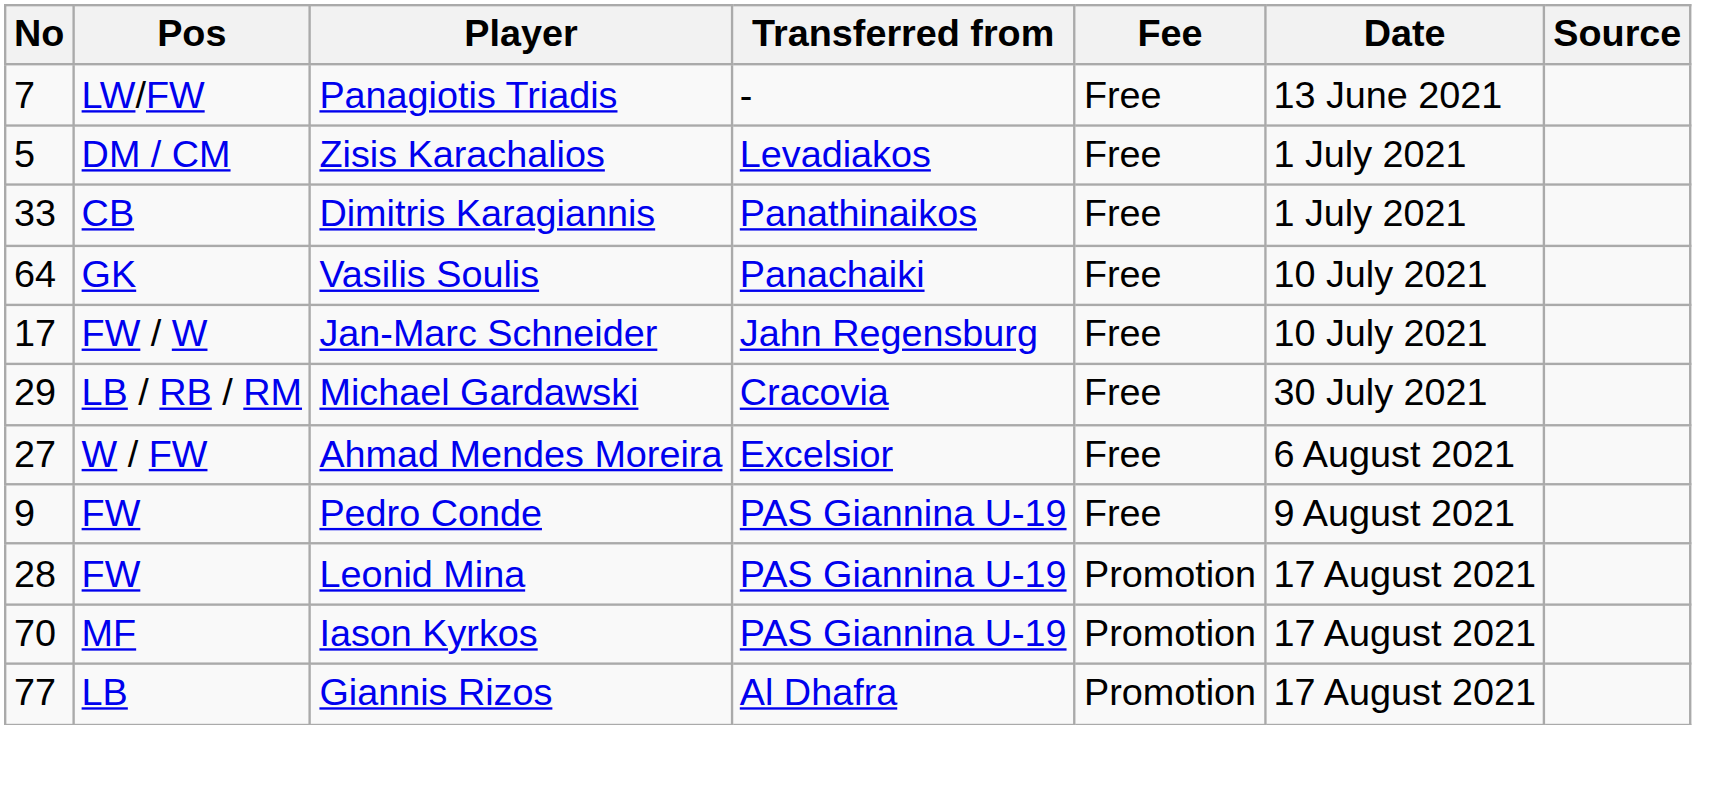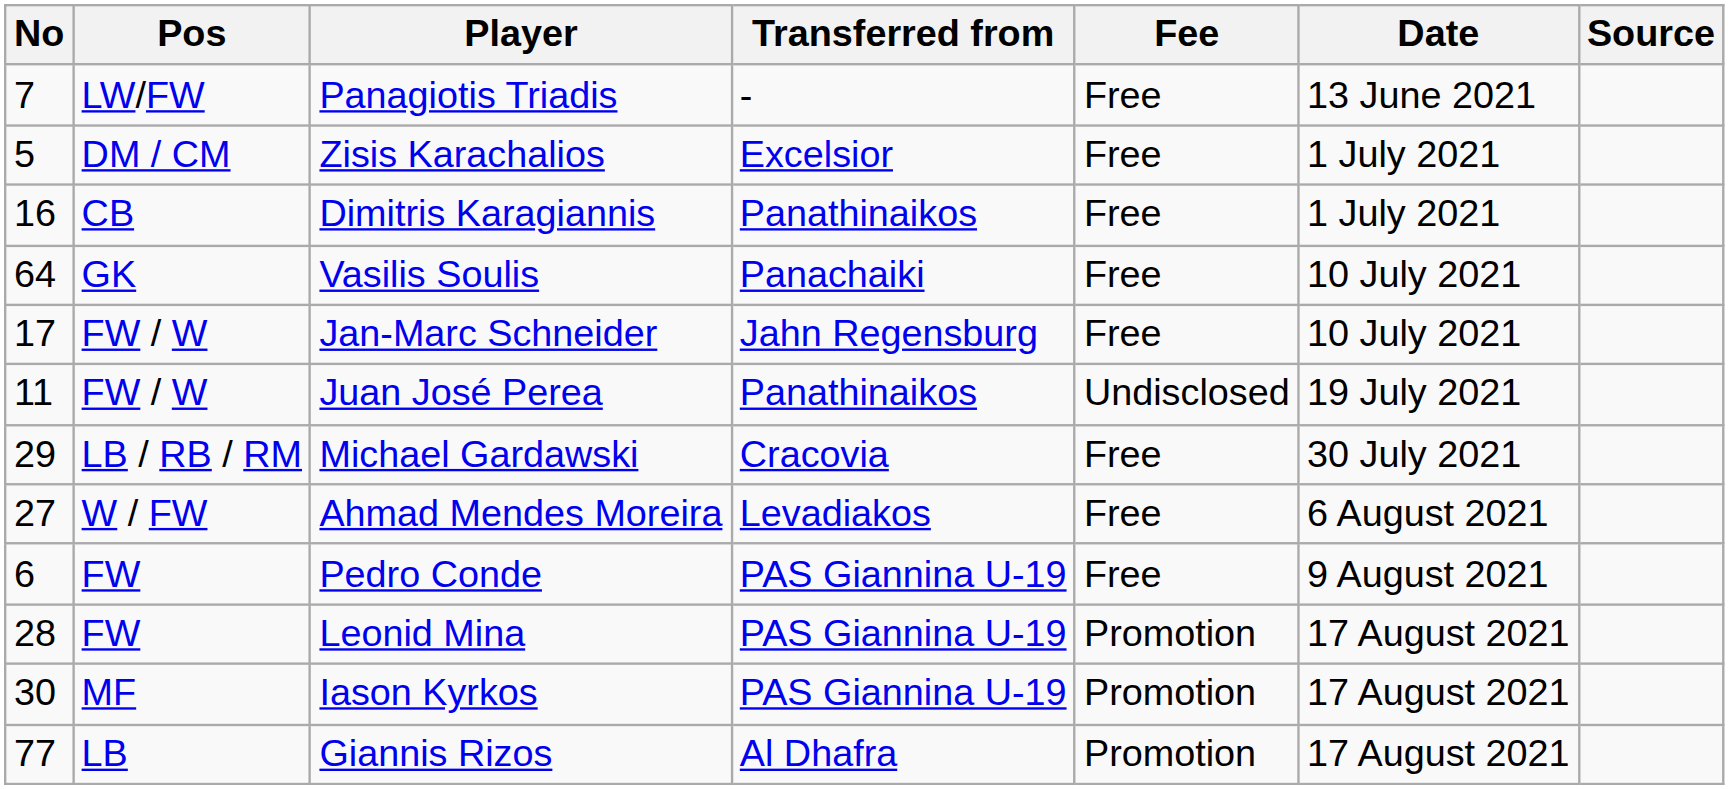(835, 154) Levadiakos -> (816, 154) Excelsior
(35, 214) 33 -> (35, 214) 16
+ row: (461, 393)
(816, 453) Excelsior -> (835, 513) Levadiakos
(24, 513) 9 -> (24, 573) 6
(35, 633) 70 -> (35, 693) 30
